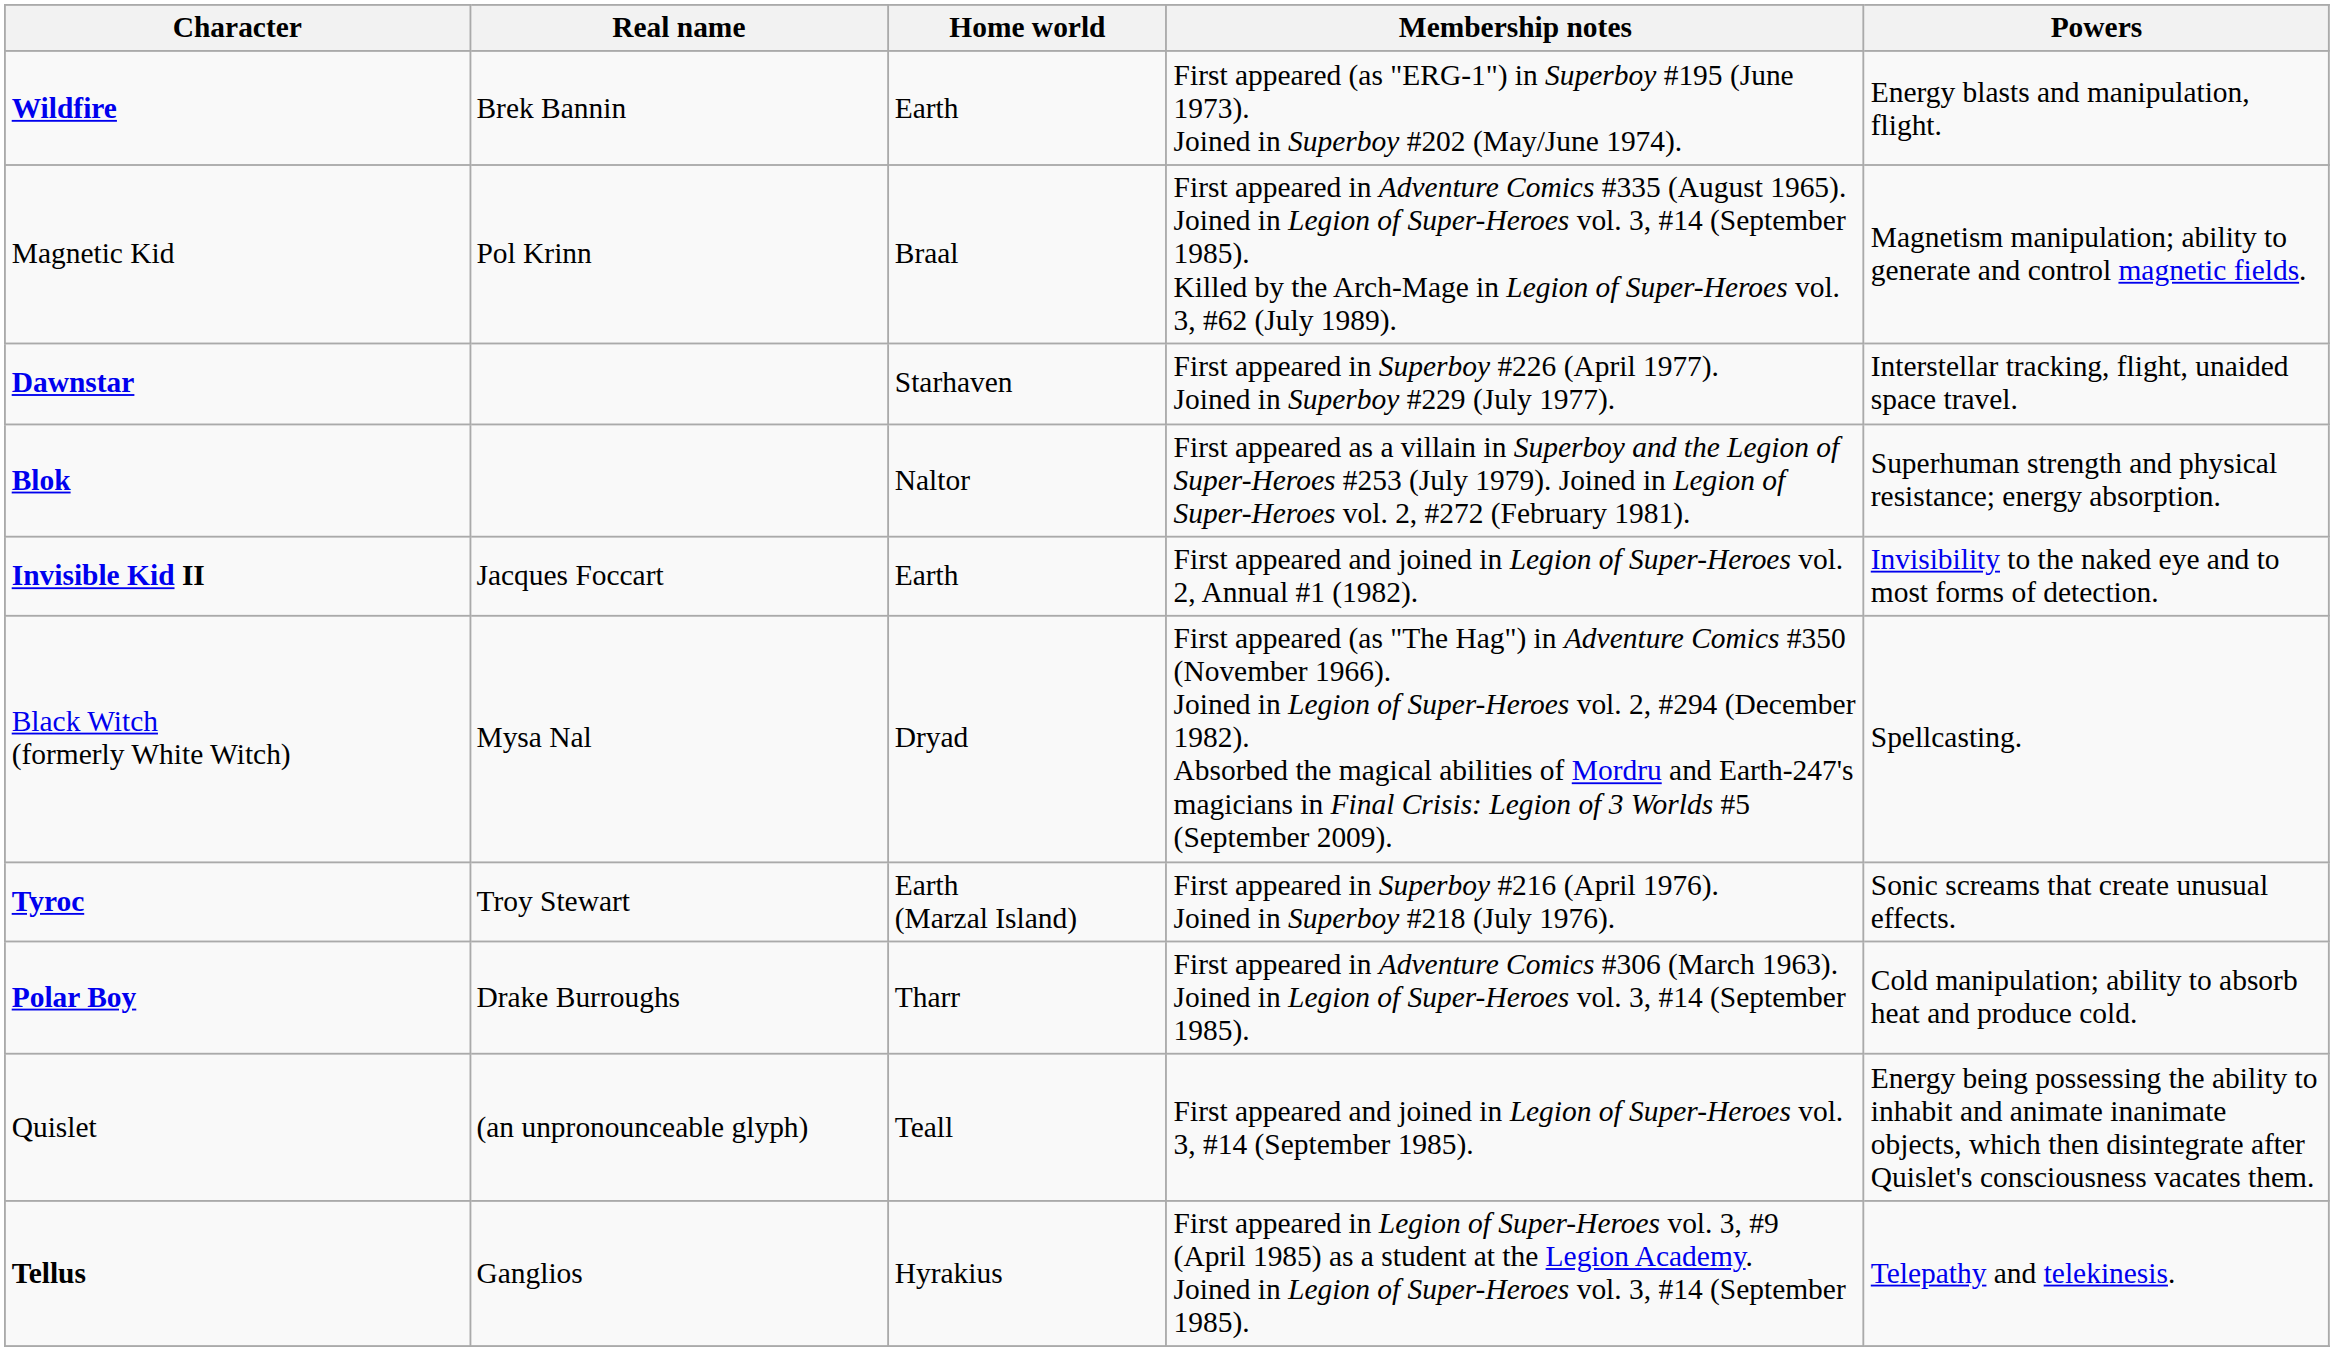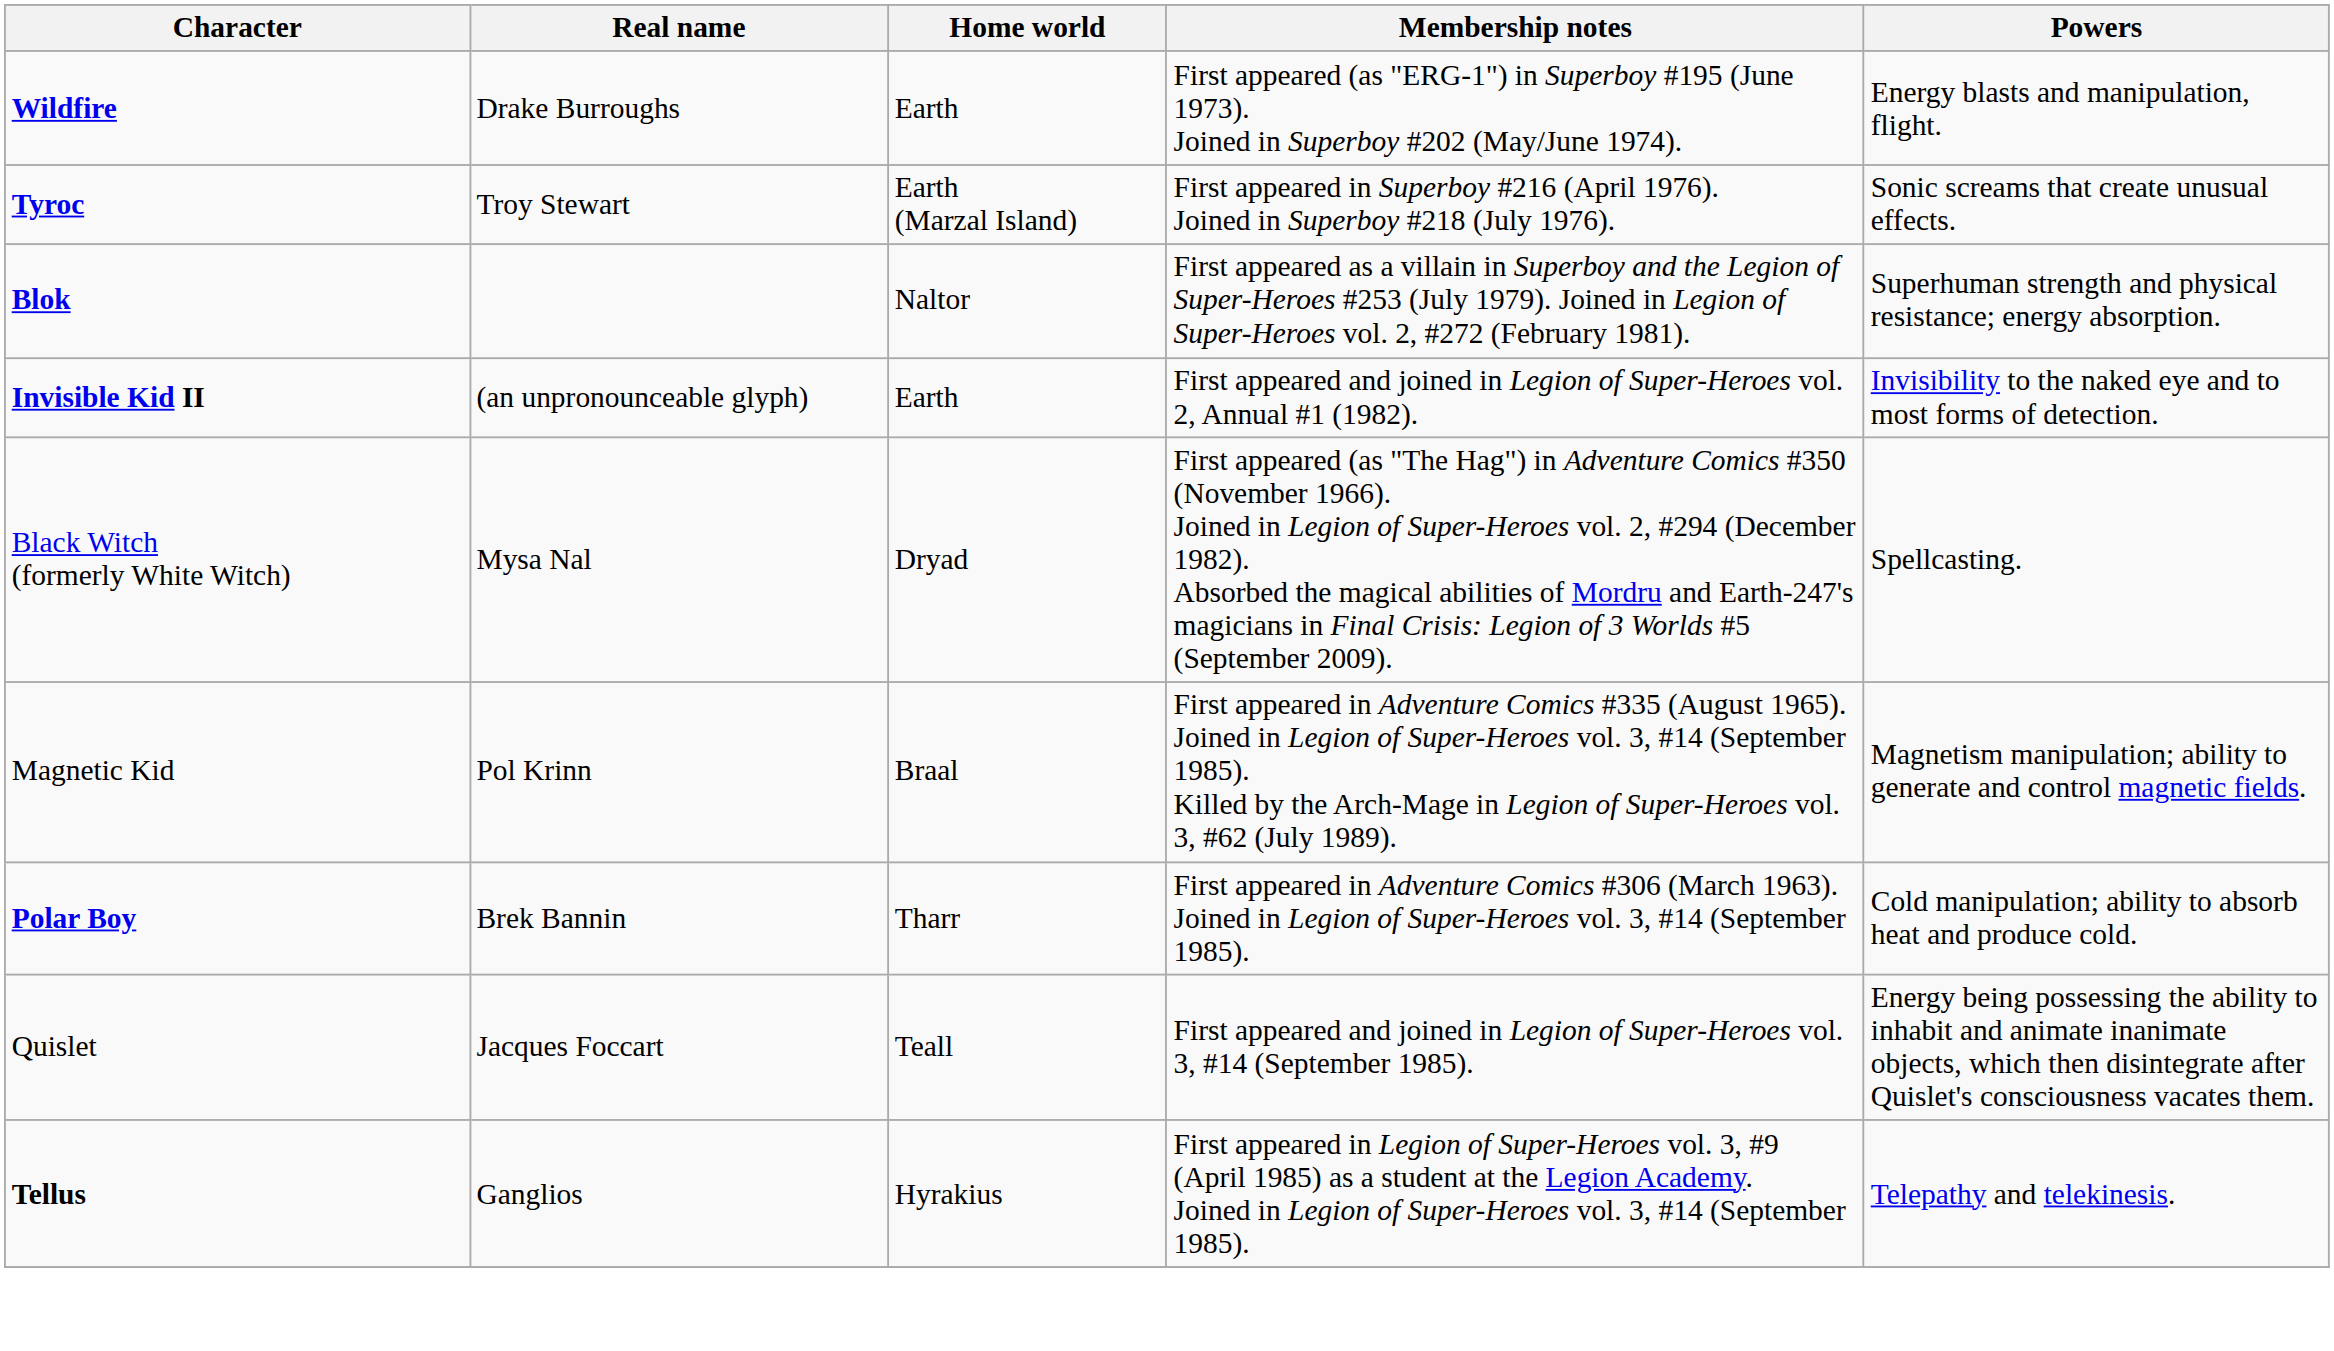(551, 107) Brek Bannin -> (578, 107) Drake Burroughs
rows swapped: (48, 901) <-> (93, 253)
- row: (73, 383)
(570, 575) Jacques Foccart -> (642, 396) (an unpronounceable glyph)
(578, 997) Drake Burroughs -> (551, 917) Brek Bannin
(642, 1127) (an unpronounceable glyph) -> (570, 1047) Jacques Foccart
